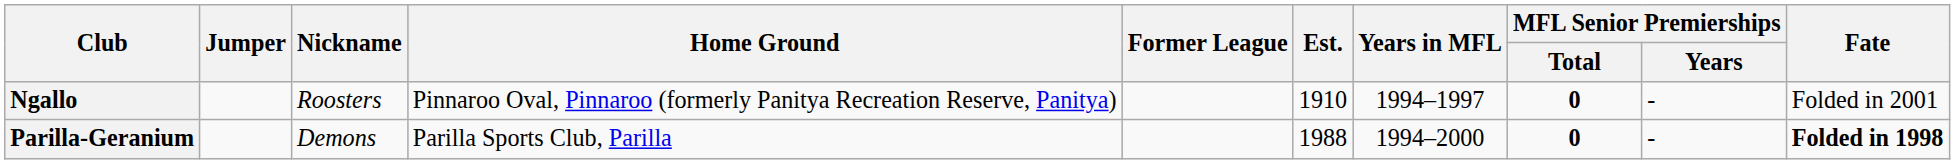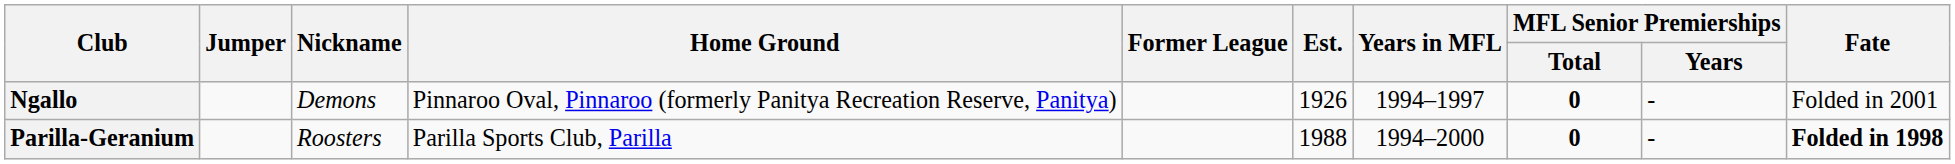(339, 100) Roosters -> (337, 100) Demons
(1323, 100) 1910 -> (1323, 100) 1926
(337, 138) Demons -> (339, 138) Roosters
